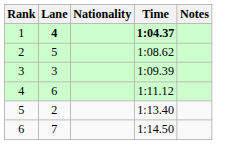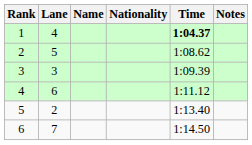+ column: (88, 14)
(54, 33) bold -> (54, 33) normal
